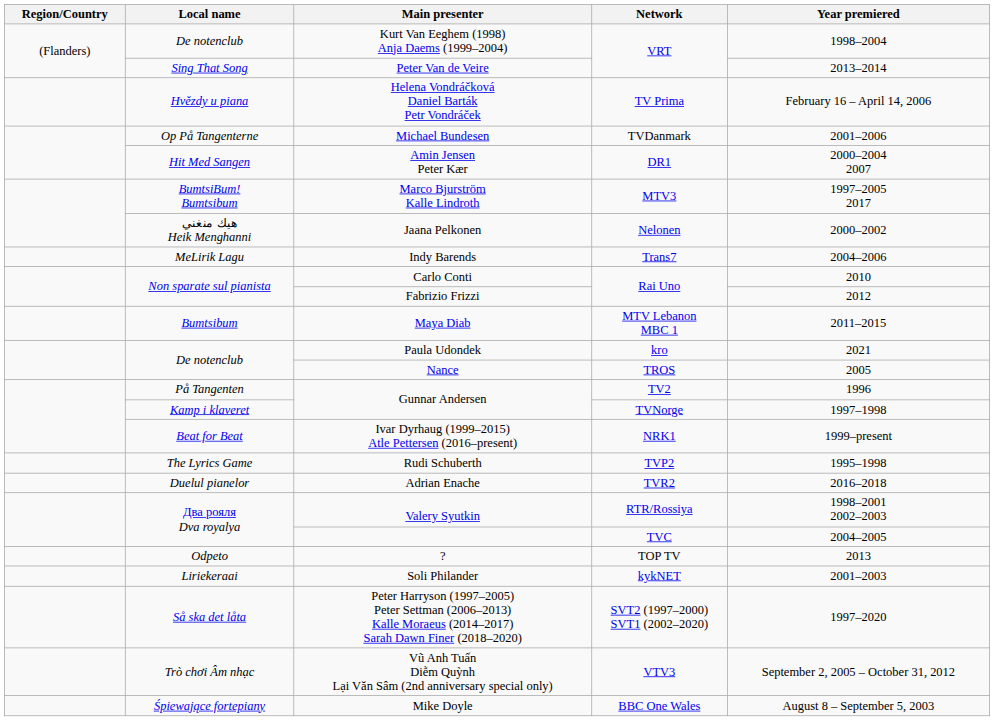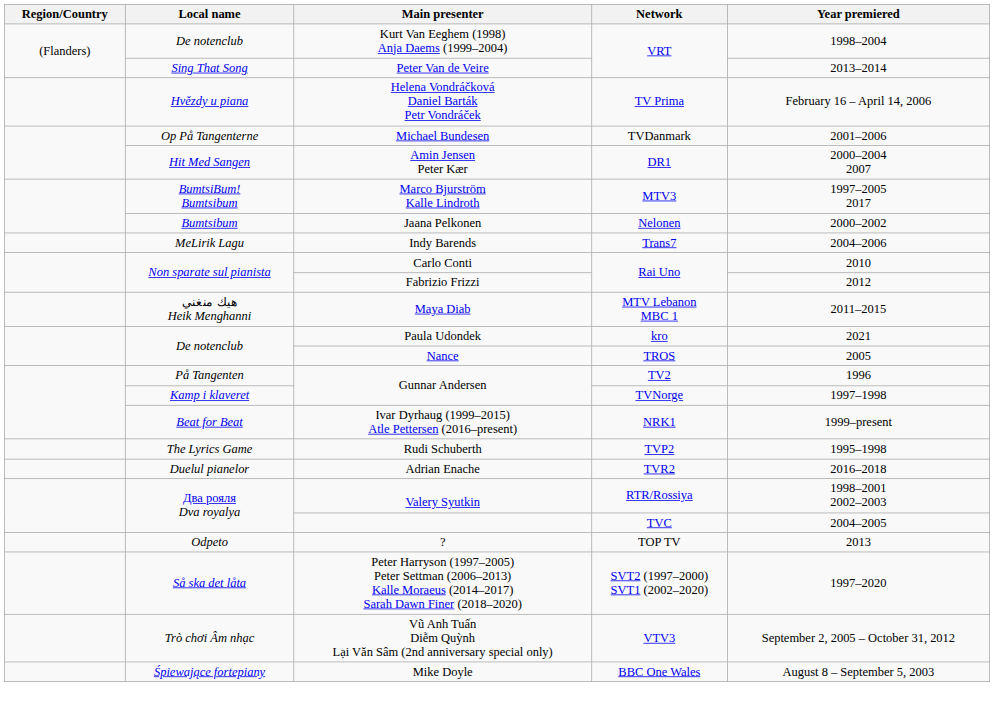(210, 230) هيك منغني Heik Menghanni -> (210, 223) Bumtsibum
(210, 323) Bumtsibum -> (210, 309) هيك منغني Heik Menghanni
- row: (443, 576)
